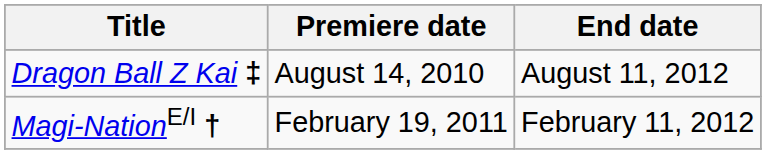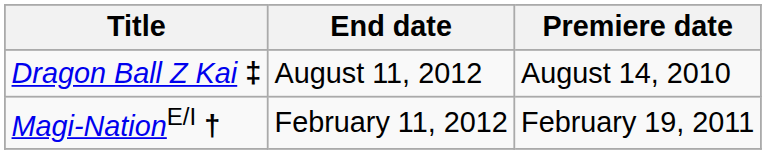columns swapped: (391, 27) <-> (638, 27)
